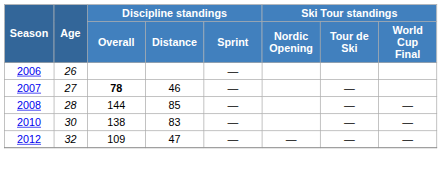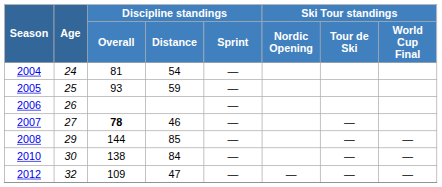+ row: (29, 71)
+ row: (29, 88)
(70, 106) 28 -> (70, 140) 29
(175, 123) 83 -> (175, 157) 84
